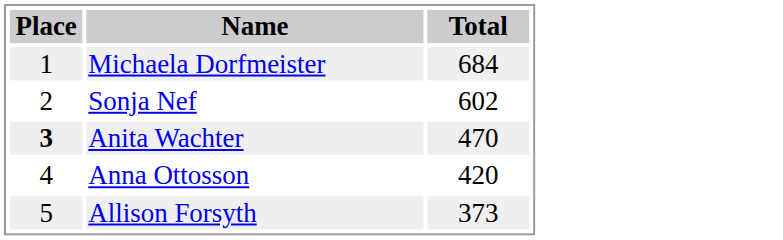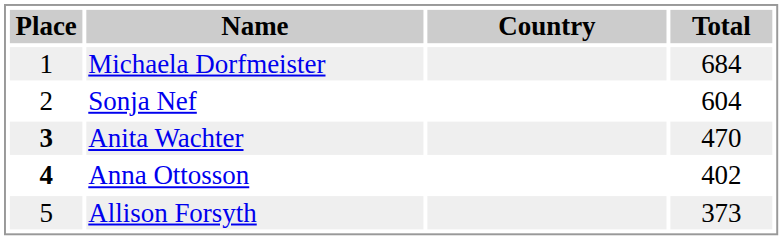+ column: (547, 27)
(478, 101) 602 -> (721, 101) 604
(46, 176) normal -> (46, 176) bold
(478, 176) 420 -> (721, 176) 402
